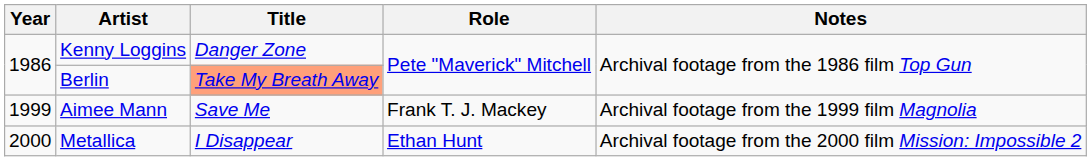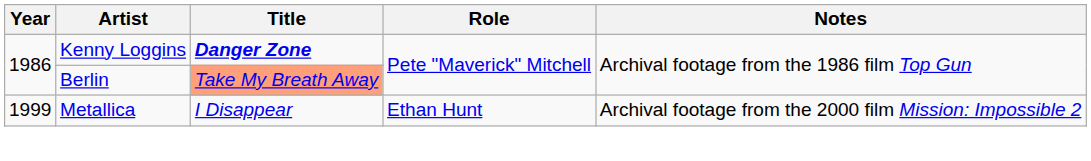(250, 49) normal -> (253, 49) bold
- row: (114, 110)
(30, 140) 2000 -> (30, 110) 1999
